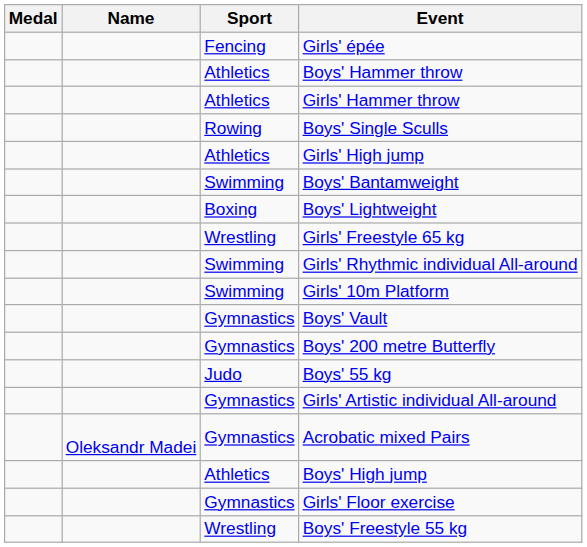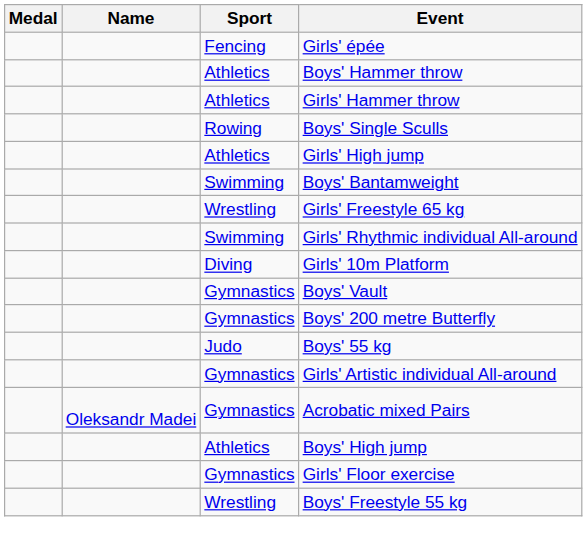- row: (370, 210)
(244, 292) Swimming -> (228, 264) Diving
